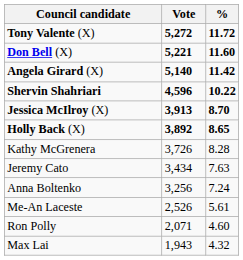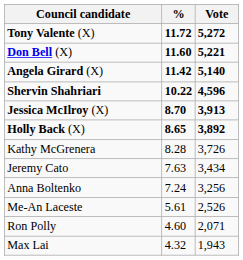columns swapped: (184, 14) <-> (222, 14)
